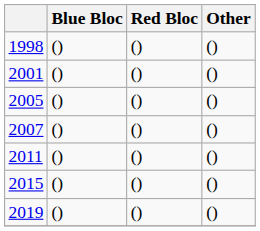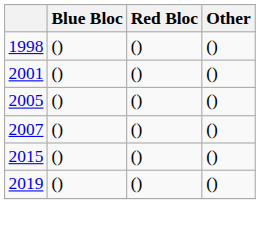- row: (26, 156)
